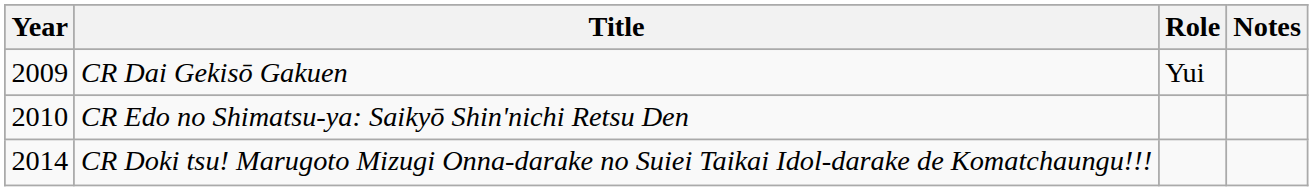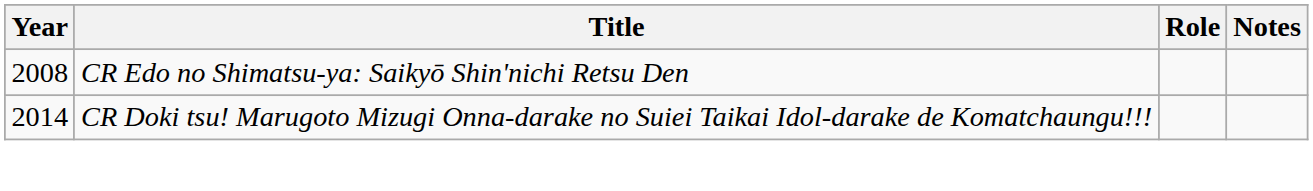- row: (214, 71)
(40, 116) 2010 -> (40, 71) 2008
